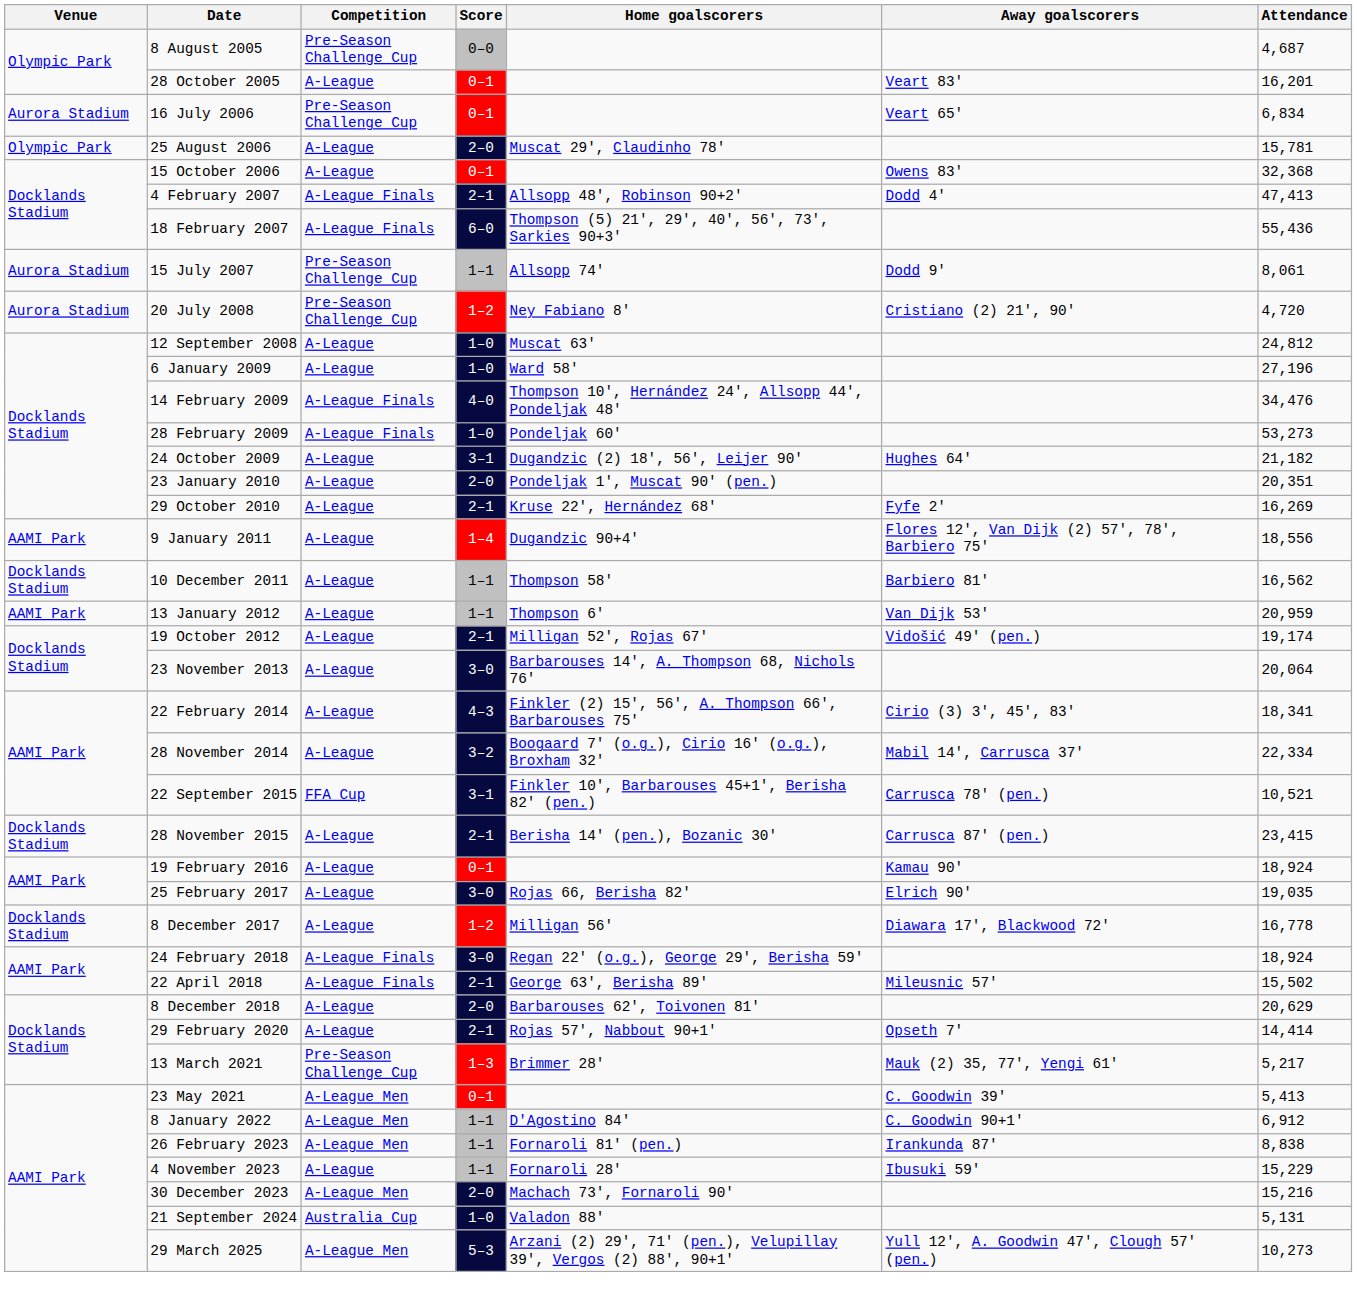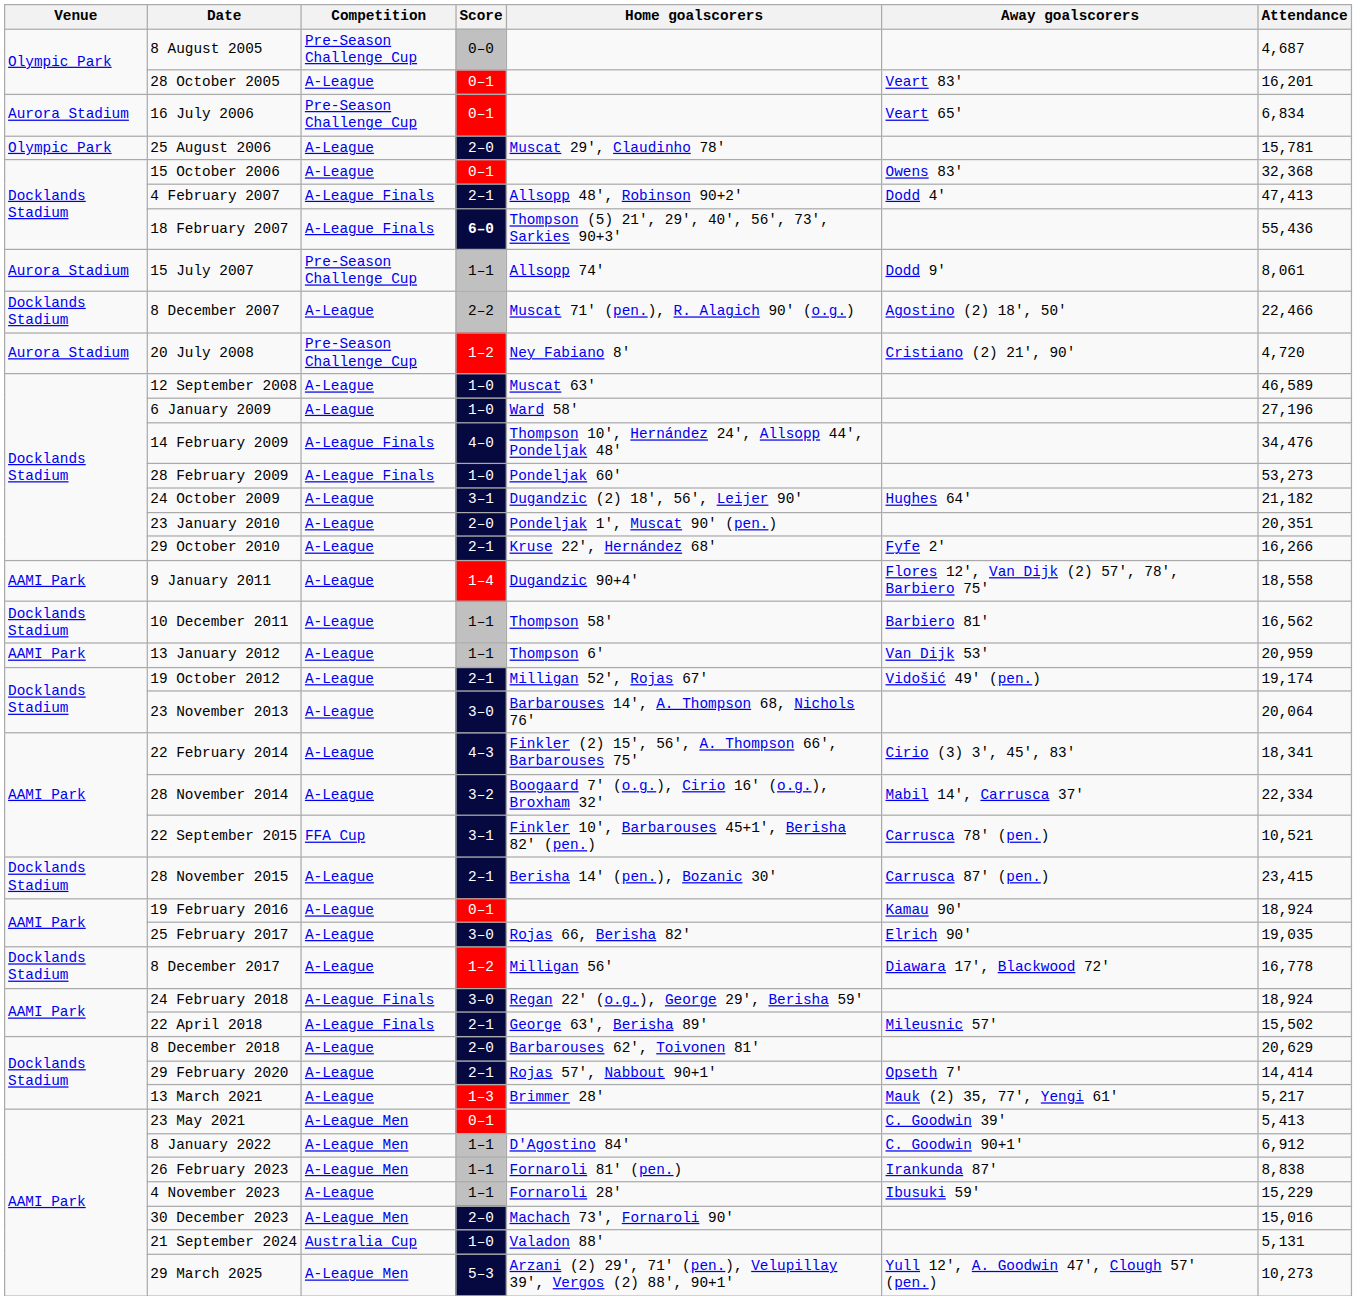(481, 229) normal -> (481, 229) bold
+ row: (215, 311)
(1287, 344) 24,812 -> (1287, 386) 46,589
(1287, 507) 16,269 -> (1287, 548) 16,266
(1287, 539) 18,556 -> (1287, 581) 18,558
(361, 1064) Pre-Season Challenge Cup -> (339, 1097) A-League
(1287, 1193) 15,216 -> (1287, 1218) 15,016
